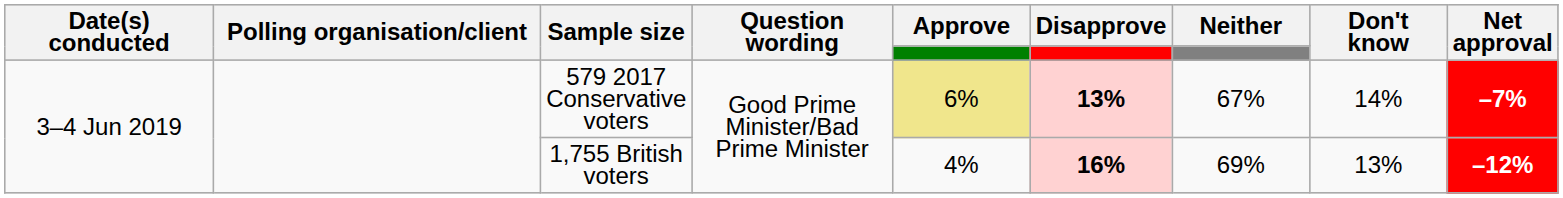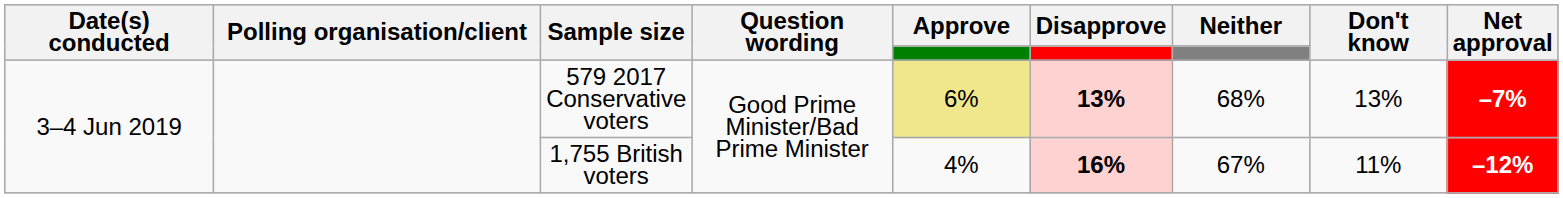(1241, 98) 67% -> (1241, 98) 68%
(1378, 98) 14% -> (1378, 98) 13%
(1241, 165) 69% -> (1241, 165) 67%
(1378, 165) 13% -> (1378, 165) 11%
